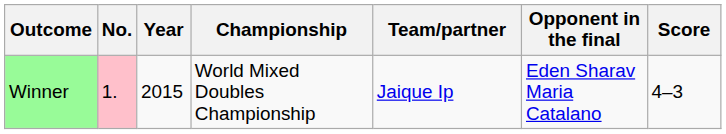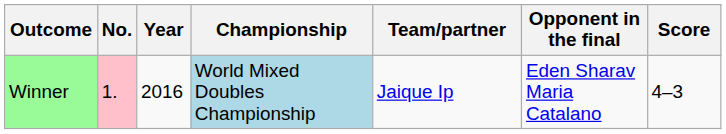(162, 91) 2015 -> (162, 91) 2016
(255, 91) no background -> (255, 91) lightblue background
